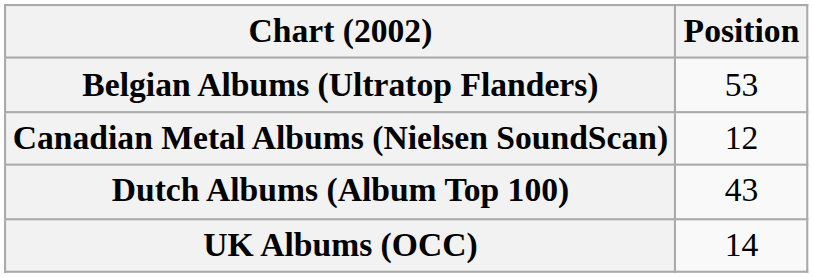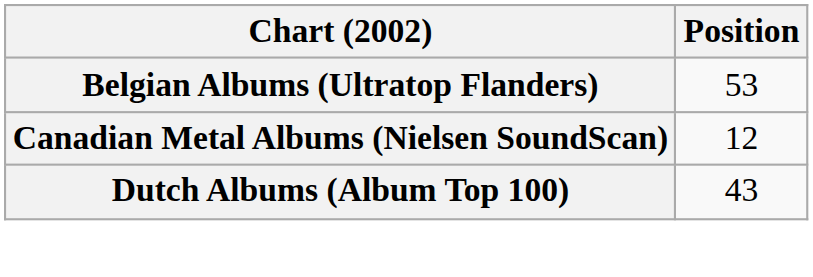- row: (340, 244)
